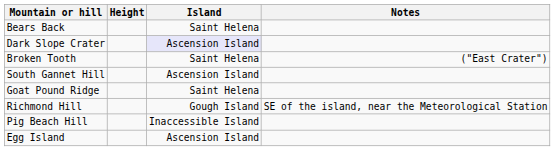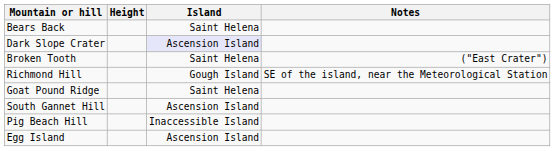rows swapped: (56, 75) <-> (44, 106)
